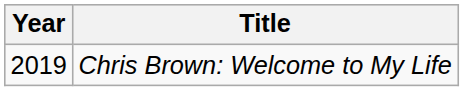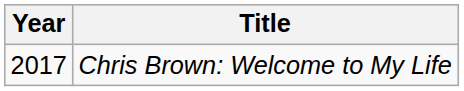(39, 64) 2019 -> (39, 64) 2017
